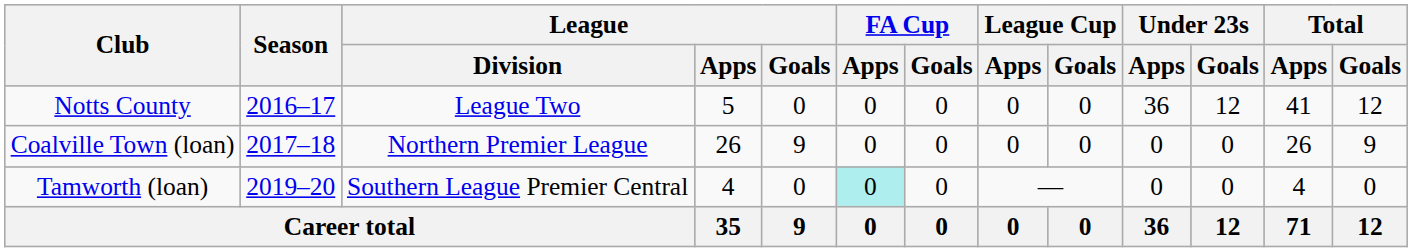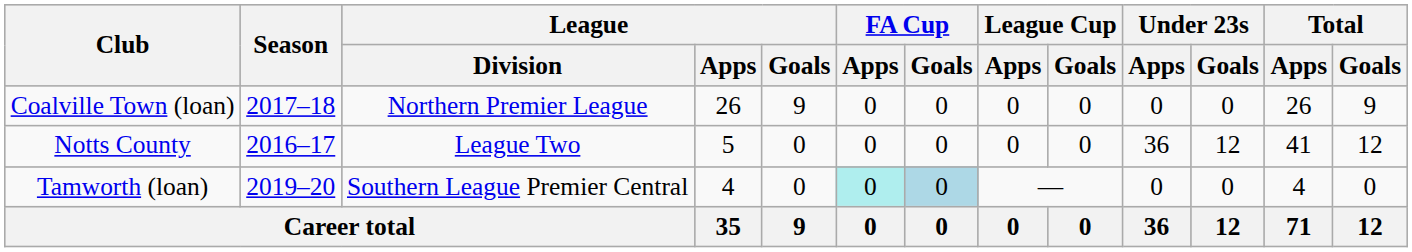rows swapped: (123, 105) <-> (123, 145)
(942, 186) no background -> (942, 186) lightblue background
